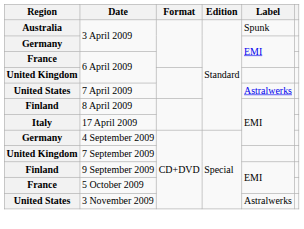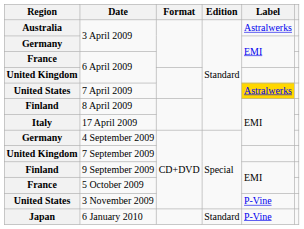(257, 28) Spunk -> (268, 28) Astralwerks
(268, 91) no background -> (268, 91) gold background
(268, 201) Astralwerks -> (258, 201) P-Vine
+ row: (42, 216)
